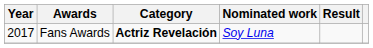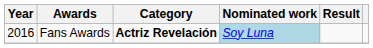(21, 33) 2017 -> (21, 33) 2016
(248, 33) no background -> (248, 33) lightblue background
